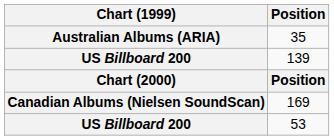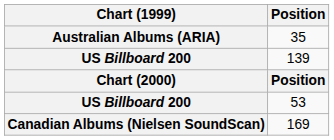rows swapped: (298, 102) <-> (298, 124)
